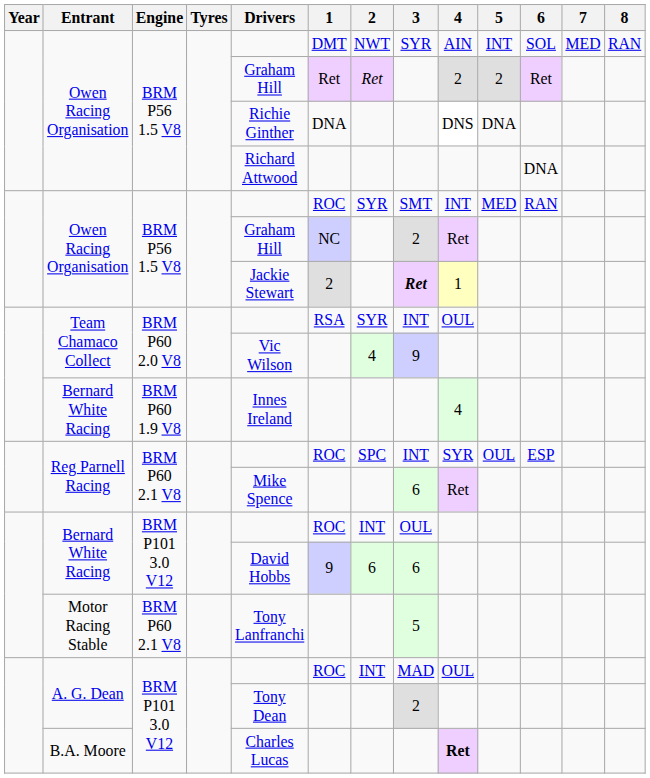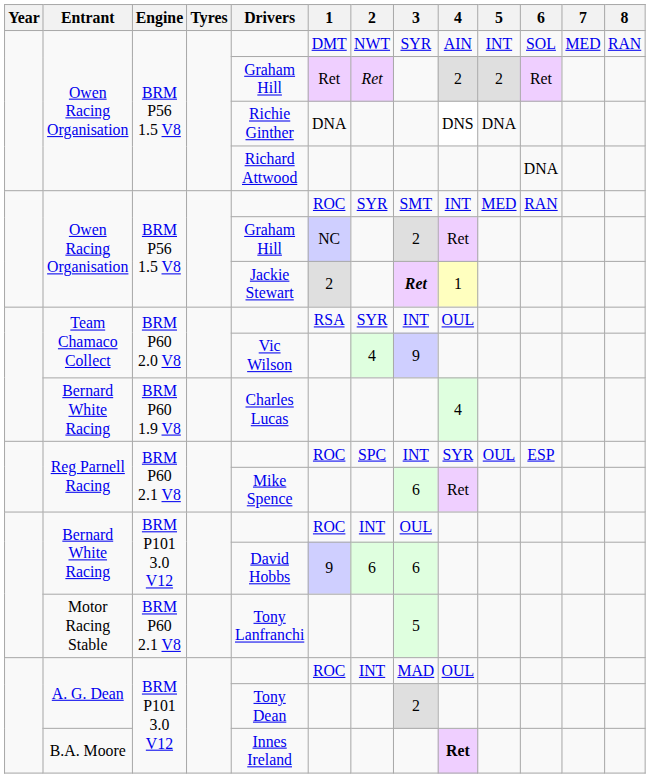(270, 409) Innes Ireland -> (270, 409) Charles Lucas
(270, 750) Charles Lucas -> (270, 750) Innes Ireland
